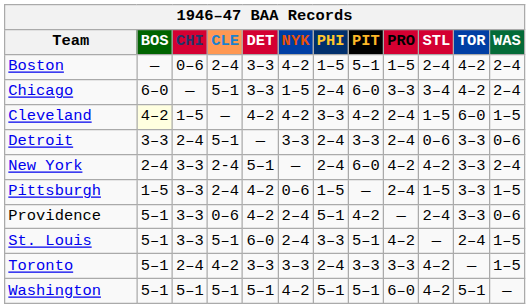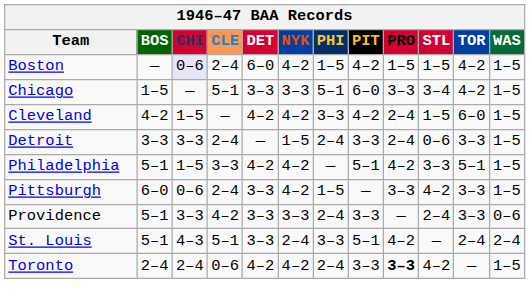(190, 67) no background -> (190, 67) lavender background
(260, 67) 3–3 -> (260, 67) 6–0
(366, 67) 5–1 -> (366, 67) 4–2
(436, 67) 2–4 -> (436, 67) 1–5
(507, 67) 2–4 -> (507, 67) 1–5
(155, 92) 6–0 -> (155, 92) 1–5
(296, 92) 1–5 -> (296, 92) 3–3
(331, 92) 2–4 -> (331, 92) 5–1
(507, 92) 2–4 -> (507, 92) 1–5
(155, 117) lightyellow background -> (155, 117) no background
(190, 142) 2–4 -> (190, 142) 3–3
(225, 142) 5–1 -> (225, 142) 2–4
(296, 142) 3–3 -> (296, 142) 1–5
(507, 142) 0–6 -> (507, 142) 1–5
- row: (45, 167)
+ row: (64, 167)
(155, 192) 1–5 -> (155, 192) 6–0
(190, 192) 3–3 -> (190, 192) 0–6
(260, 192) 4–2 -> (260, 192) 3–3
(296, 192) 0–6 -> (296, 192) 4–2
(401, 192) 2–4 -> (401, 192) 3–3
(436, 192) 1–5 -> (436, 192) 4–2
(225, 217) 0–6 -> (225, 217) 4–2
(260, 217) 4–2 -> (260, 217) 3–3
(296, 217) 2–4 -> (296, 217) 3–3
(331, 217) 5–1 -> (331, 217) 2–4
(366, 217) 4–2 -> (366, 217) 3–3
(190, 242) 3–3 -> (190, 242) 4–3
(260, 242) 6–0 -> (260, 242) 3–3
(507, 242) 1–5 -> (507, 242) 2–4
(155, 267) 5–1 -> (155, 267) 2–4
(225, 267) 4–2 -> (225, 267) 0–6
(260, 267) 3–3 -> (260, 267) 4–2
(296, 267) 3–3 -> (296, 267) 4–2
(401, 267) normal -> (401, 267) bold
- row: (55, 292)
